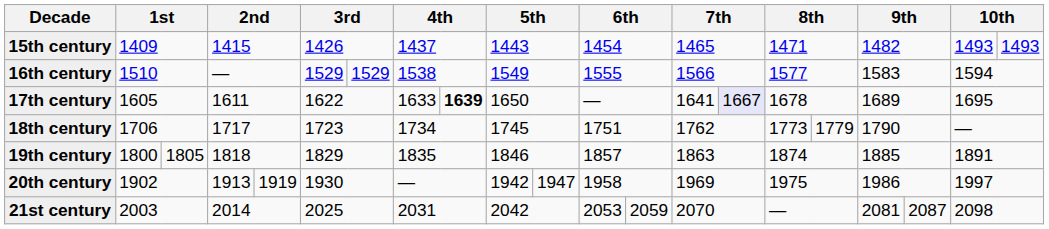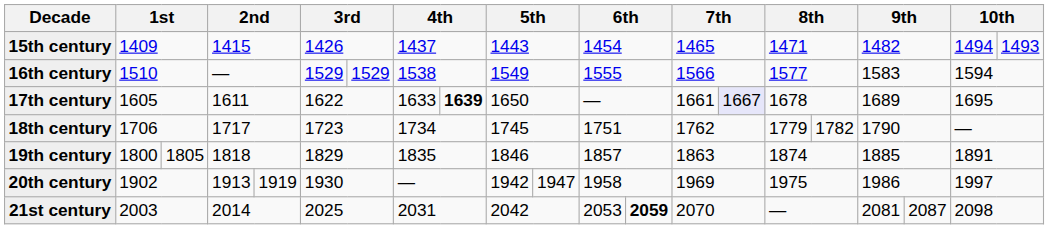(974, 45) 1493 -> (974, 45) 1494
(695, 100) 1641 -> (695, 100) 1661
(788, 127) 1773 -> (788, 127) 1779
(835, 127) 1779 -> (835, 127) 1782
(649, 210) normal -> (649, 210) bold
